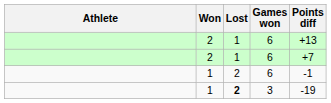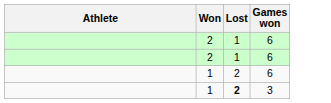- column: (308, 18)
